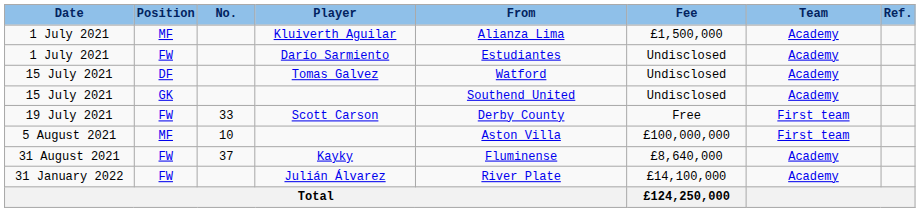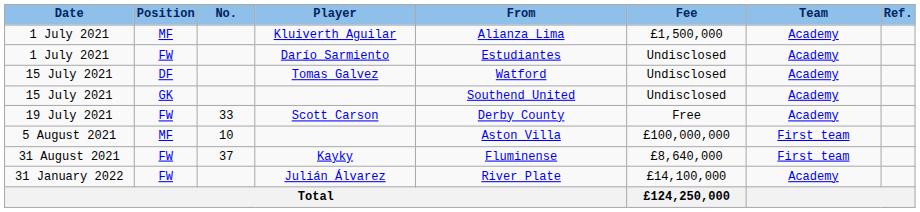(813, 116) First team -> (813, 116) Academy
(813, 156) Academy -> (813, 156) First team
